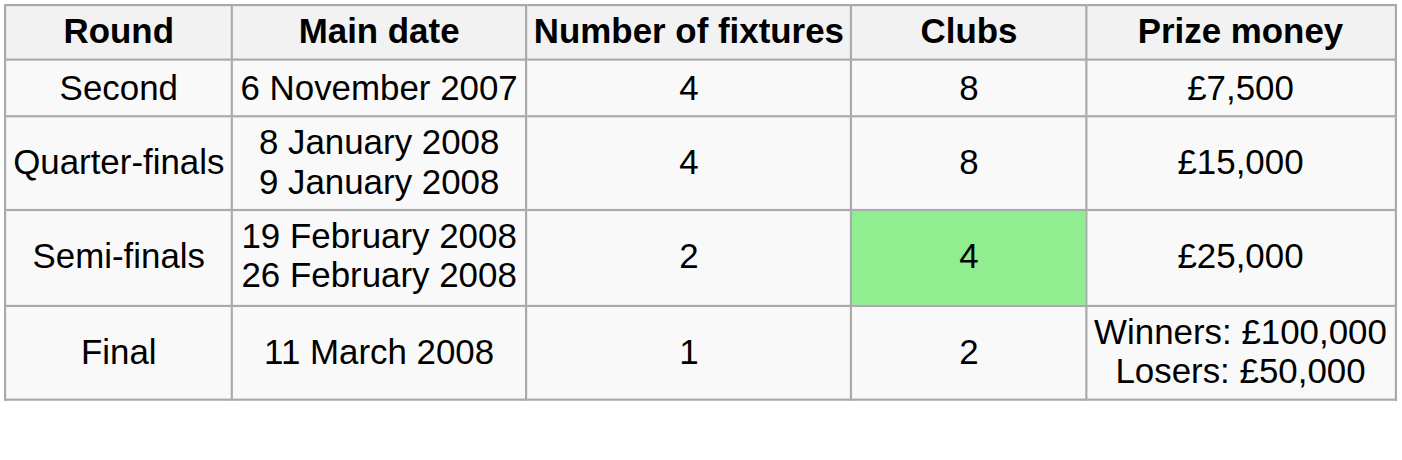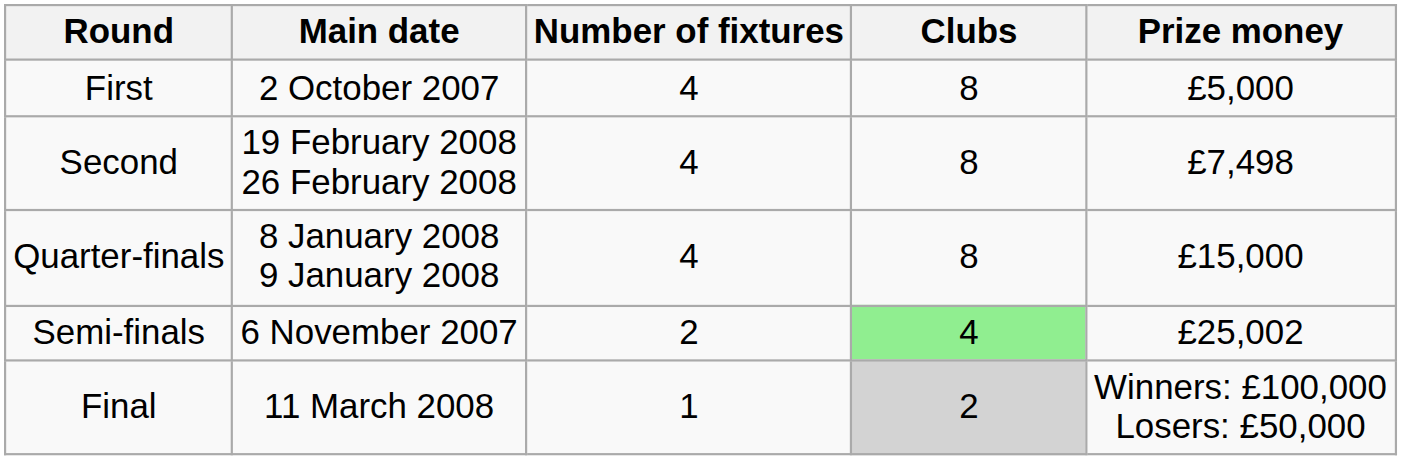+ row: (119, 87)
(379, 87) 6 November 2007 -> (379, 162) 19 February 2008 26 February 2008
(1241, 87) £7,500 -> (1241, 162) £7,498
(379, 256) 19 February 2008 26 February 2008 -> (379, 331) 6 November 2007
(1241, 256) £25,000 -> (1241, 331) £25,002
(969, 351) no background -> (969, 406) lightgrey background
